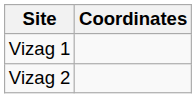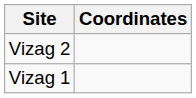rows swapped: (40, 48) <-> (40, 78)
